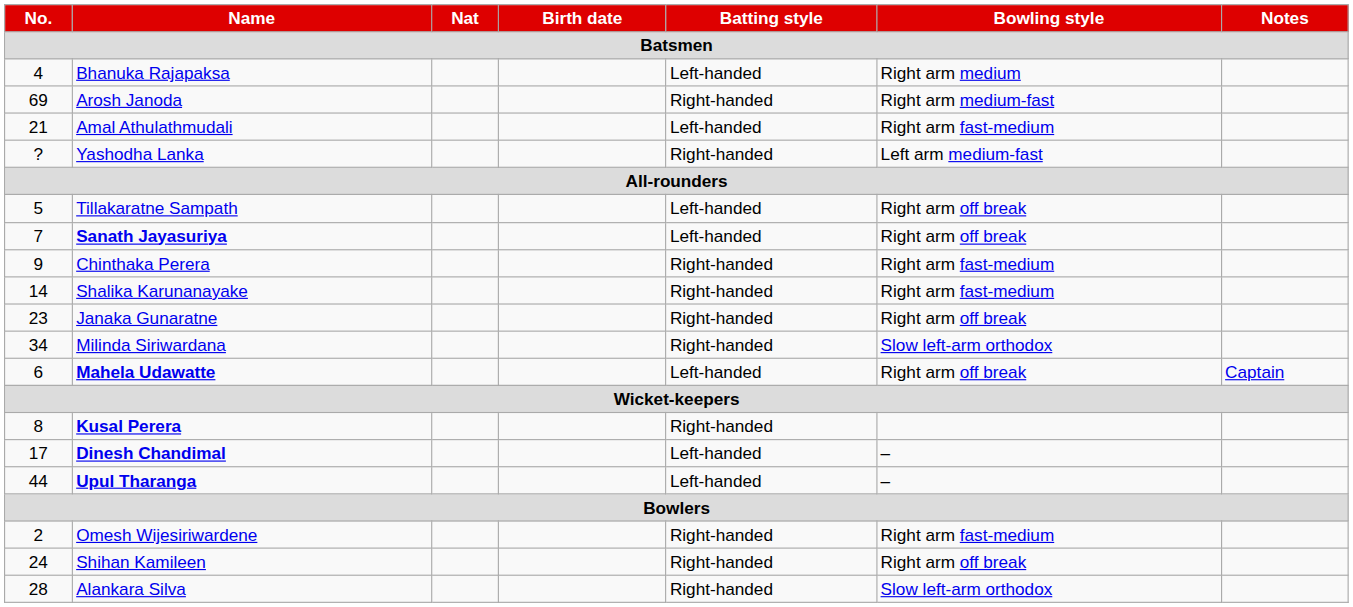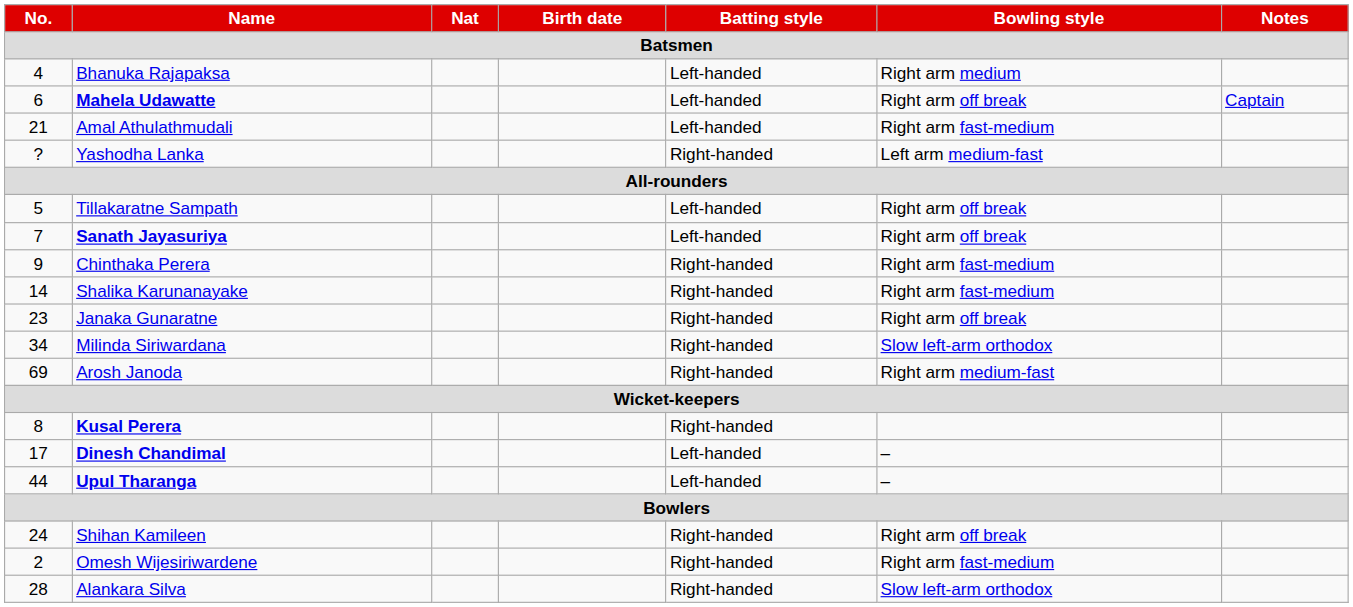rows swapped: (146, 372) <-> (129, 100)
rows swapped: (167, 535) <-> (141, 562)
